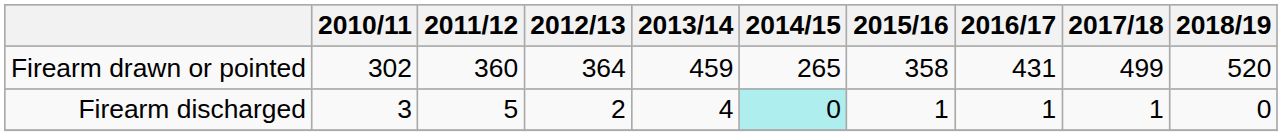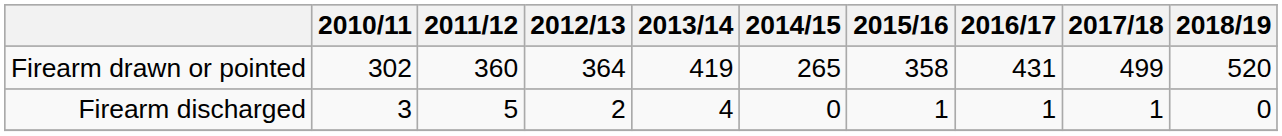(711, 67) 459 -> (711, 67) 419
(834, 109) paleturquoise background -> (834, 109) no background
